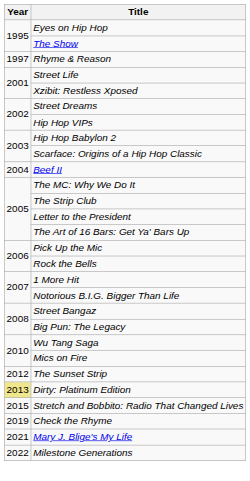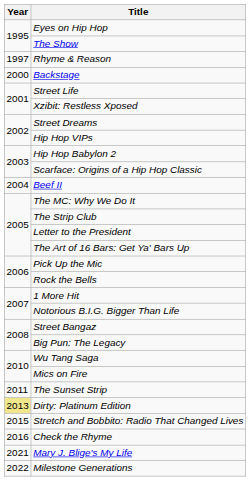+ row: (56, 75)
(18, 374) 2012 -> (17, 389) 2011
(18, 421) 2019 -> (18, 437) 2016
